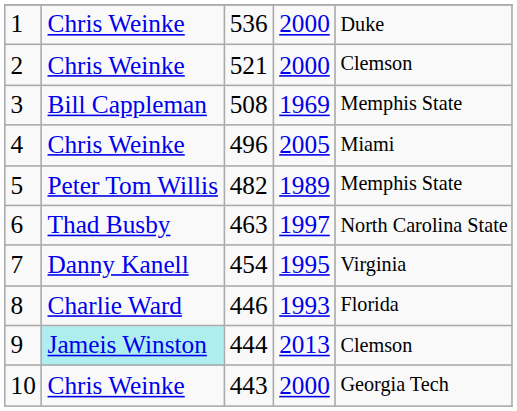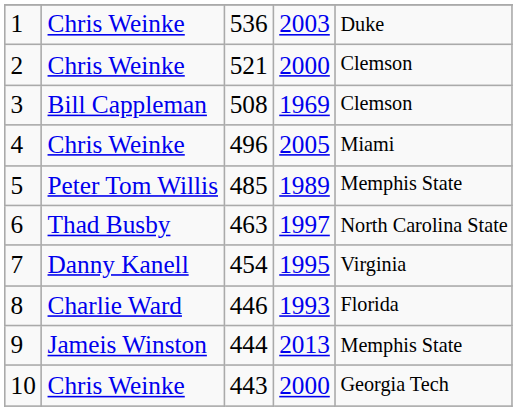(304, 24) 2000 -> (304, 24) 2003
(401, 104) Memphis State -> (376, 104) Clemson
(249, 184) 482 -> (249, 184) 485
(127, 345) paleturquoise background -> (127, 345) no background
(376, 345) Clemson -> (401, 345) Memphis State
